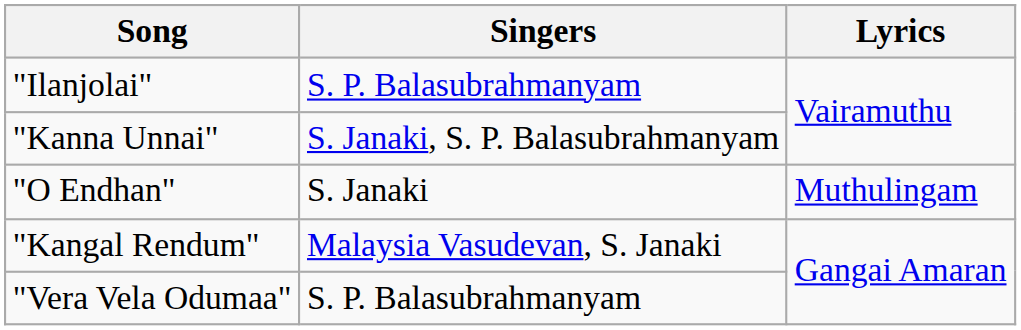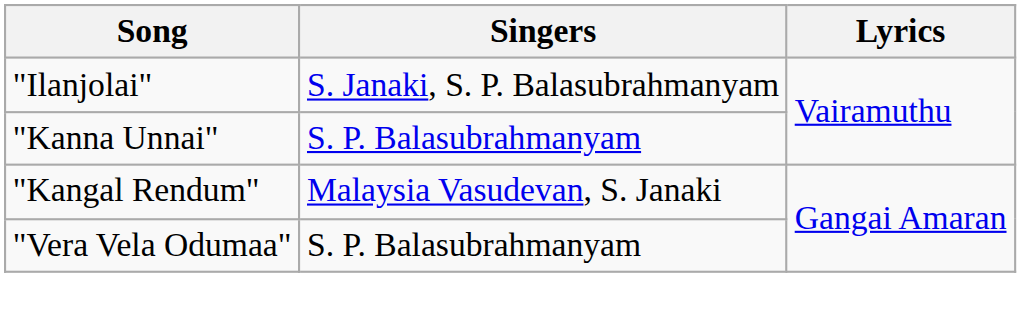(474, 84) S. P. Balasubrahmanyam -> (543, 84) S. Janaki, S. P. Balasubrahmanyam
(543, 137) S. Janaki, S. P. Balasubrahmanyam -> (474, 137) S. P. Balasubrahmanyam
- row: (94, 191)
